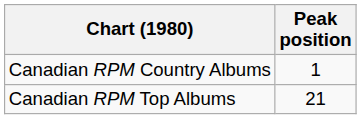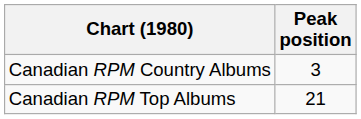(316, 69) 1 -> (316, 69) 3
